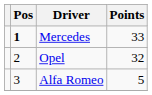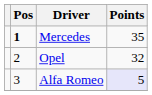(138, 37) 33 -> (138, 37) 35
(141, 80) no background -> (141, 80) lavender background
